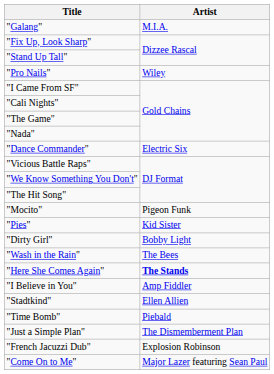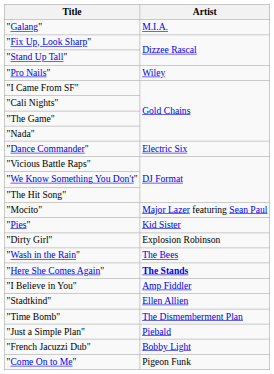(167, 210) Pigeon Funk -> (205, 210) Major Lazer featuring Sean Paul
(167, 240) Bobby Light -> (181, 240) Explosion Robinson
(157, 316) Piebald -> (193, 316) The Dismemberment Plan
(193, 331) The Dismemberment Plan -> (157, 331) Piebald
(181, 347) Explosion Robinson -> (167, 347) Bobby Light
(205, 362) Major Lazer featuring Sean Paul -> (167, 362) Pigeon Funk
